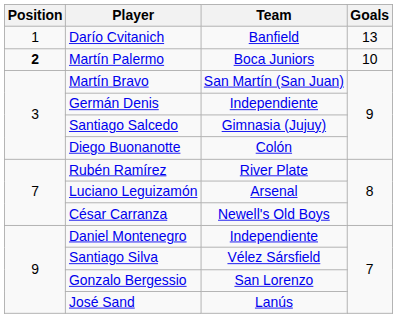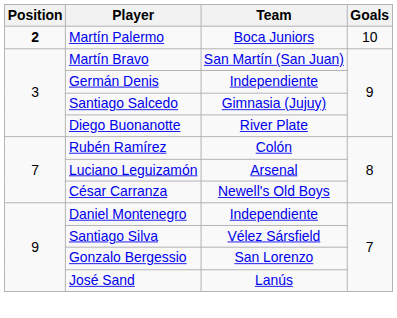- row: (117, 37)
(274, 147) Colón -> (274, 125) River Plate
(274, 170) River Plate -> (274, 147) Colón
